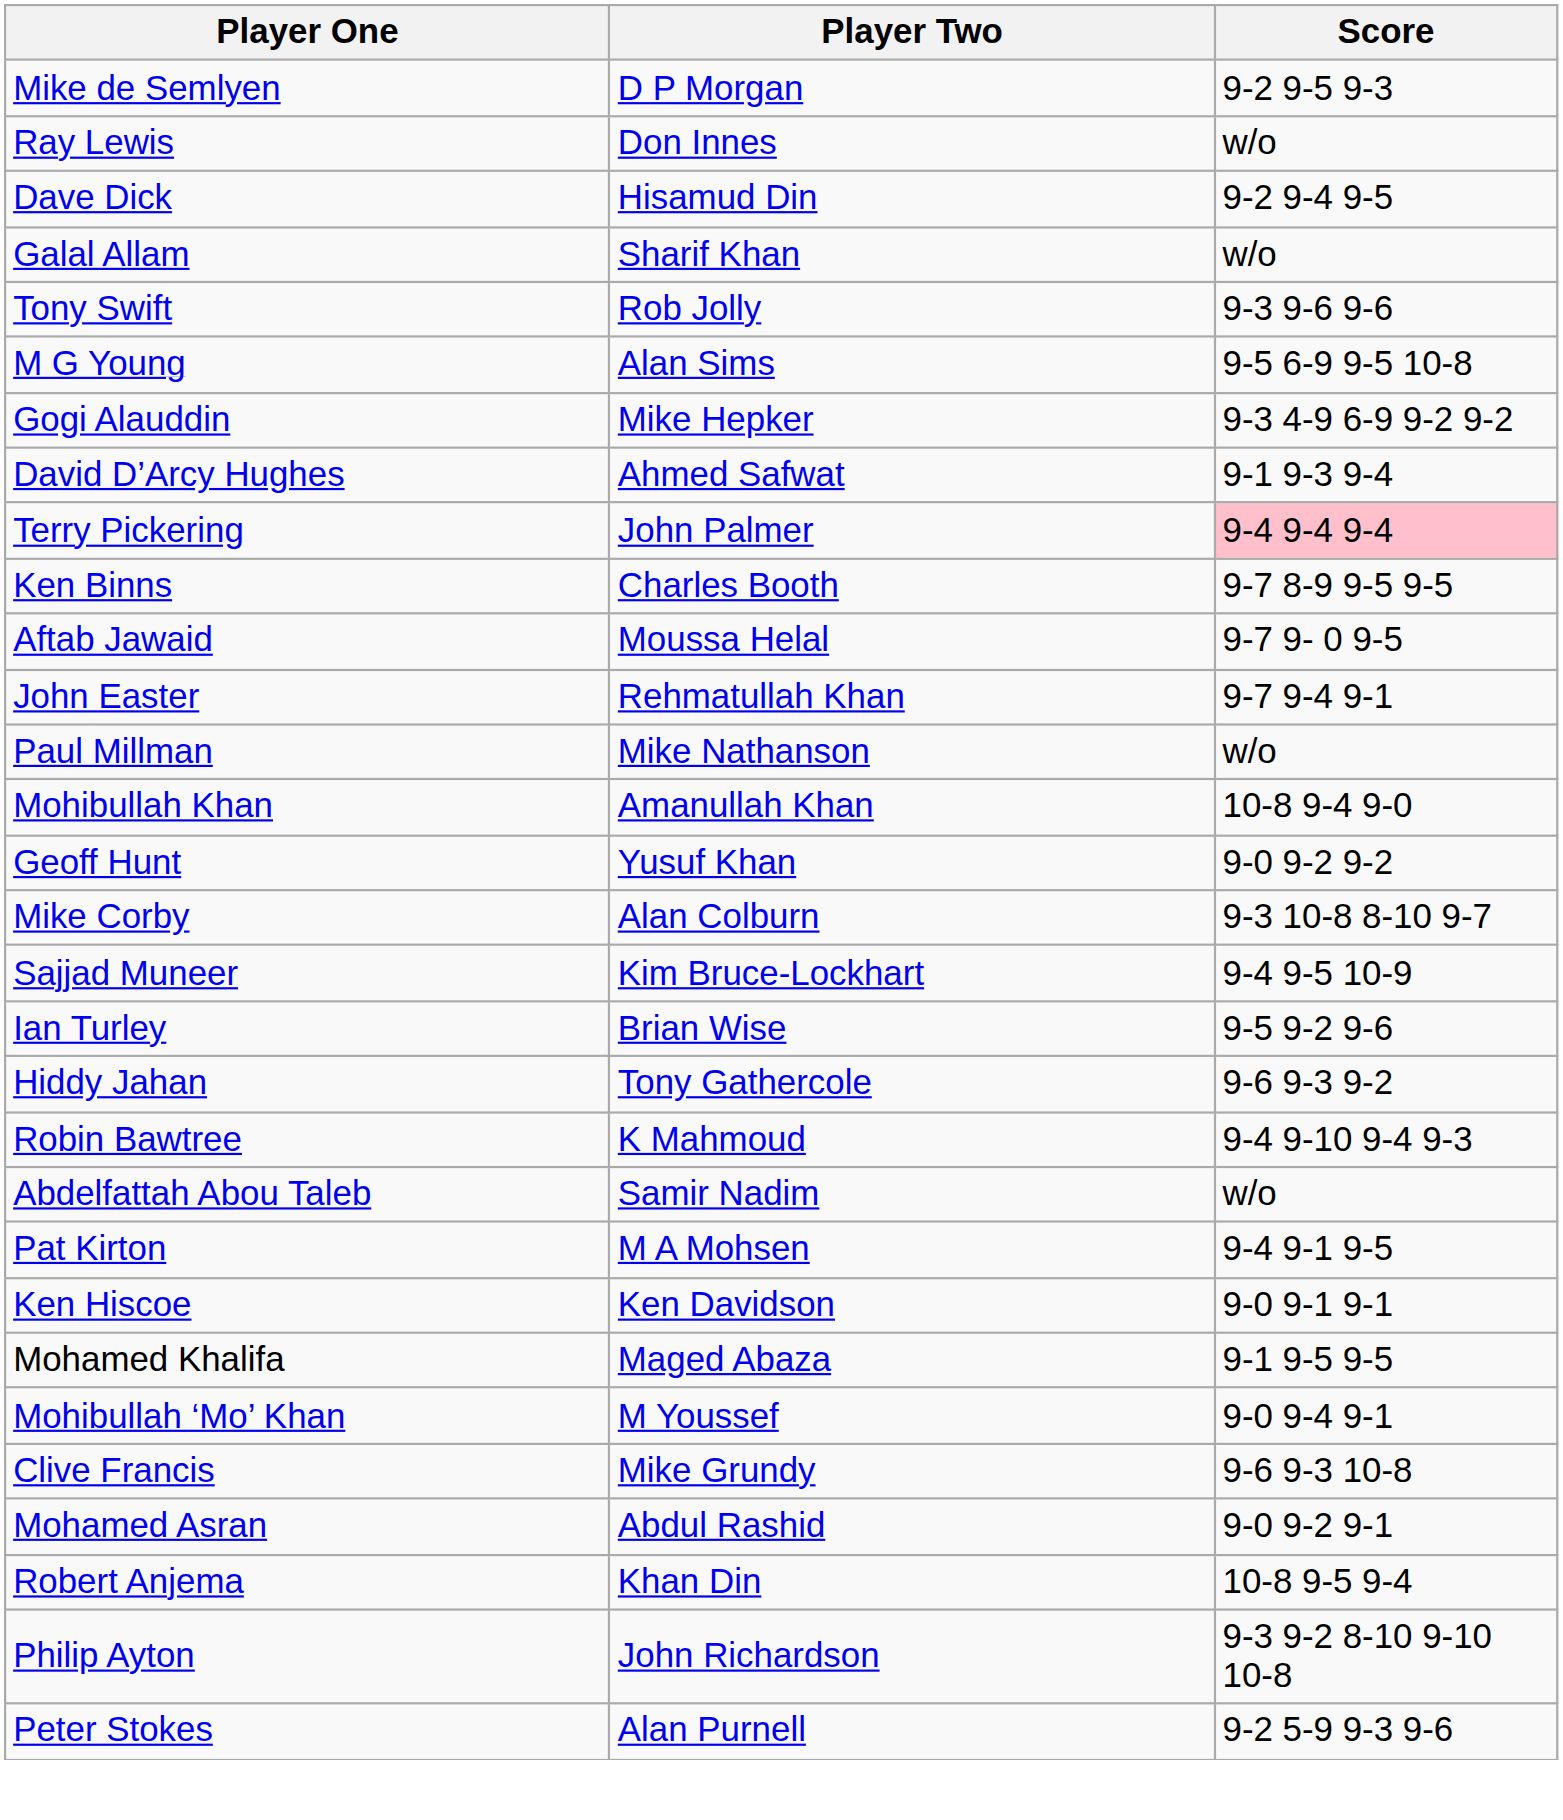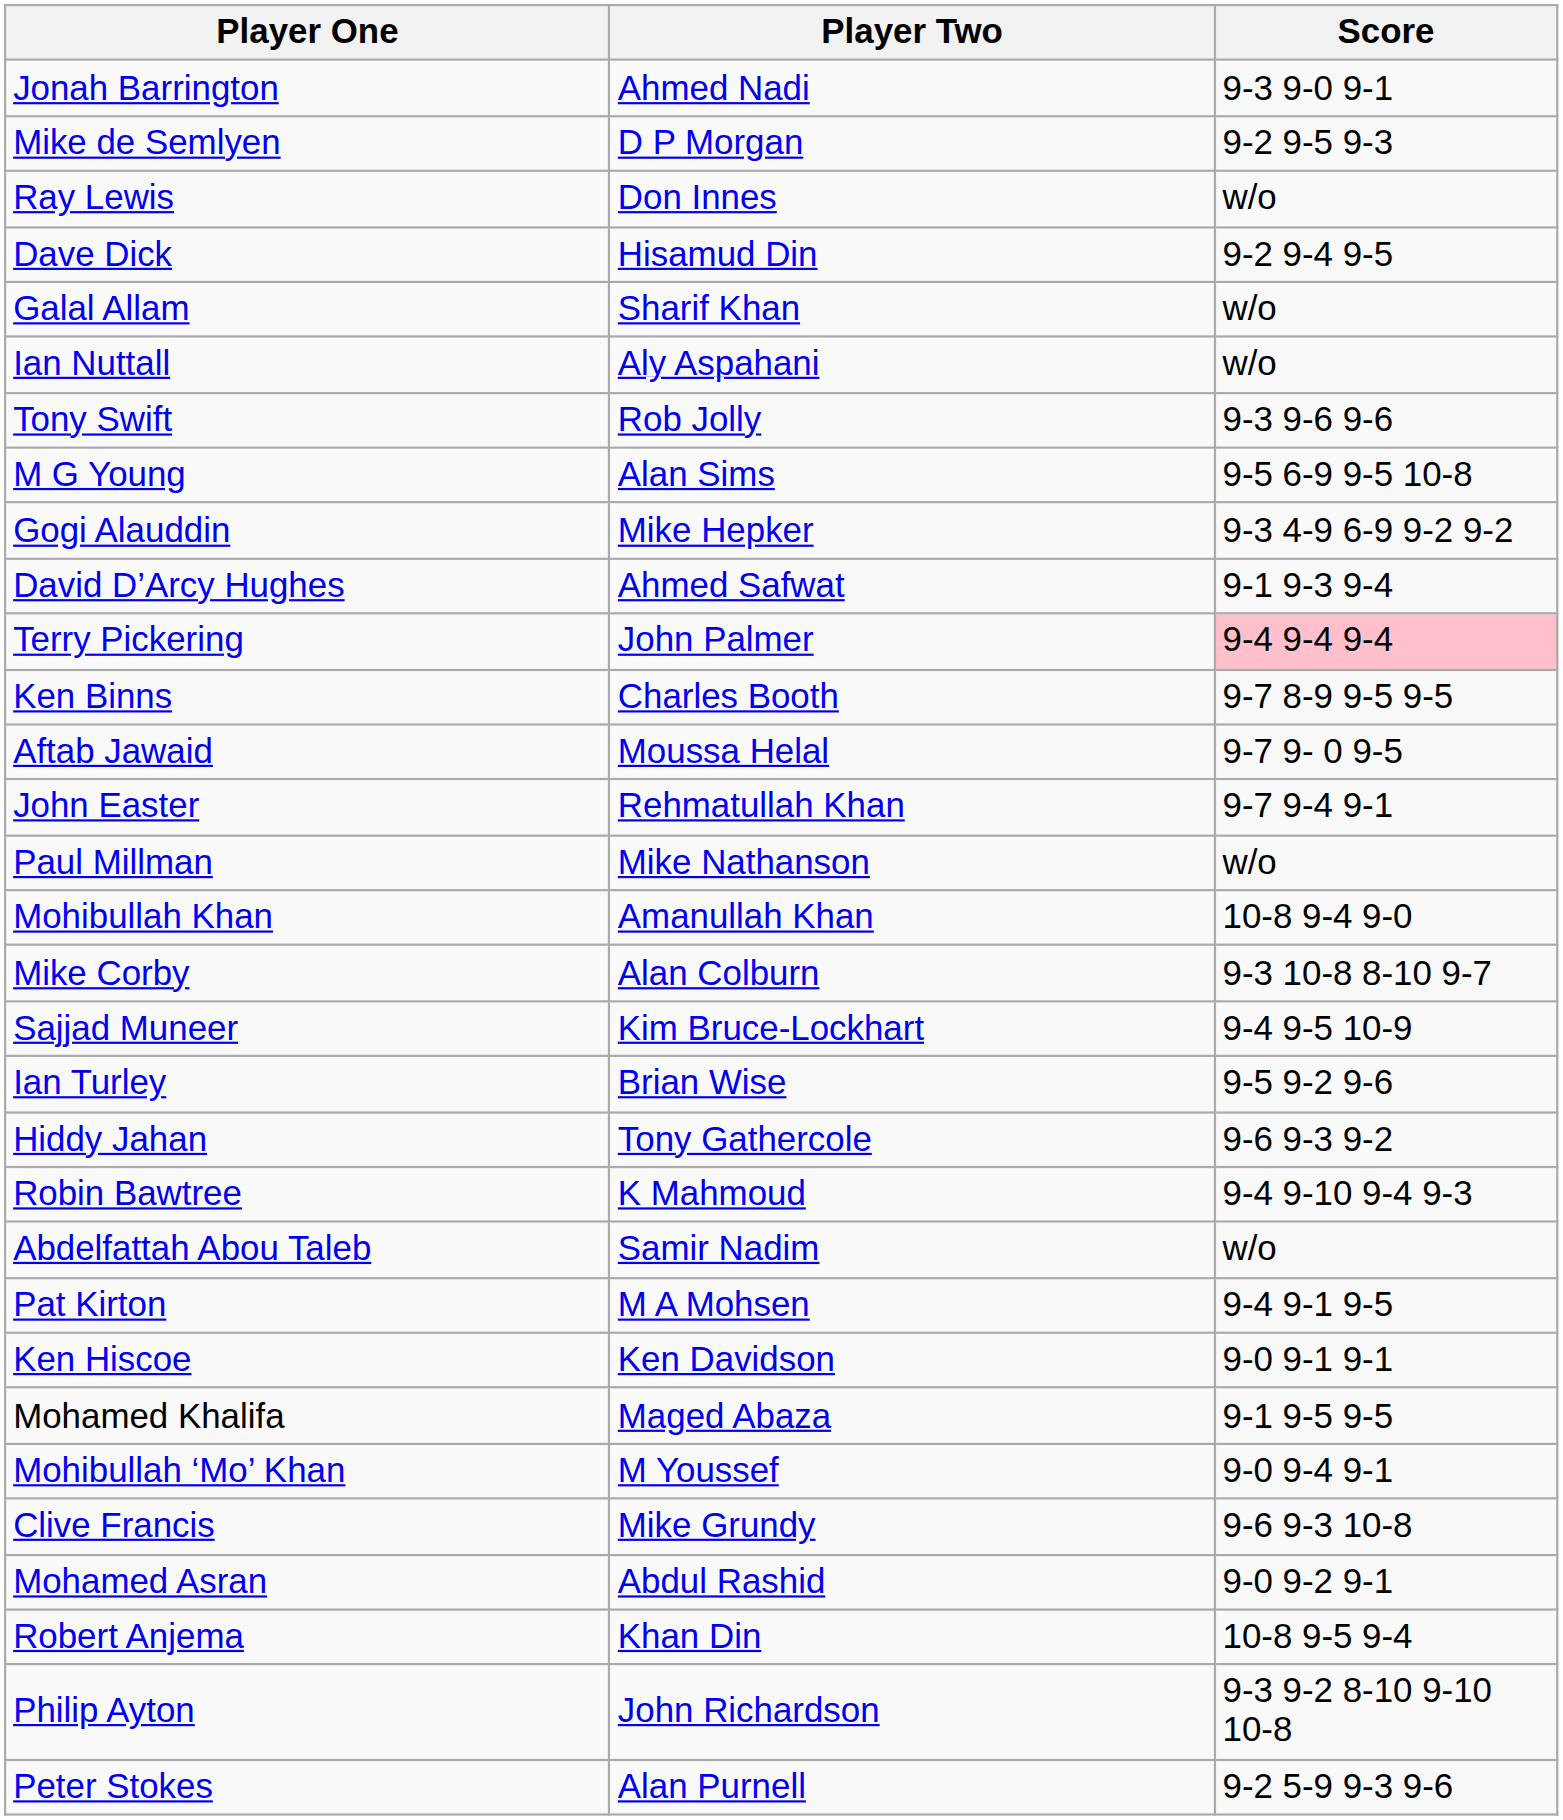+ row: (146, 87)
+ row: (92, 364)
- row: (97, 861)
